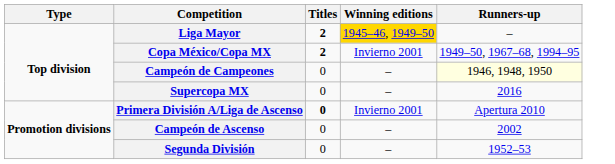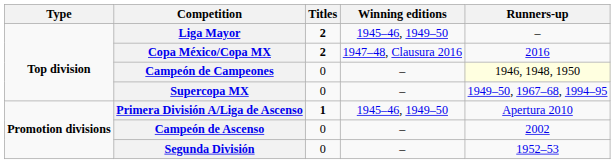(388, 33) gold background -> (402, 33) no background
(388, 52) Invierno 2001 -> (402, 52) 1947–48, Clausura 2016
(509, 52) 1949–50, 1967–68, 1994–95 -> (538, 52) 2016
(509, 91) 2016 -> (538, 91) 1949–50, 1967–68, 1994–95
(323, 110) 0 -> (323, 110) 1
(388, 110) Invierno 2001 -> (402, 110) 1945–46, 1949–50
